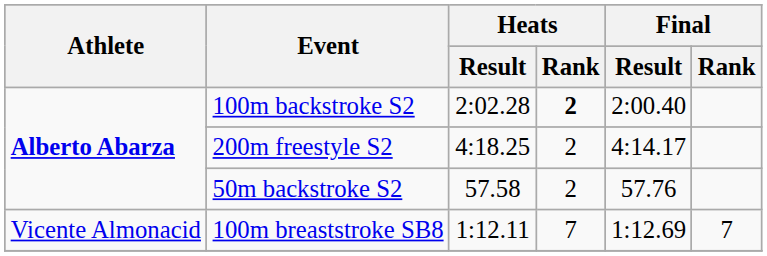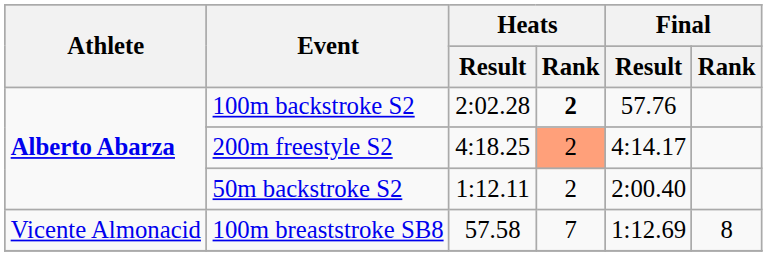(649, 107) 2:00.40 -> (649, 107) 57.76
(571, 147) no background -> (571, 147) lightsalmon background
(493, 188) 57.58 -> (493, 188) 1:12.11
(649, 188) 57.76 -> (649, 188) 2:00.40
(493, 229) 1:12.11 -> (493, 229) 57.58
(727, 229) 7 -> (727, 229) 8
